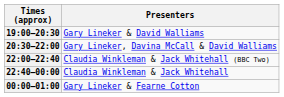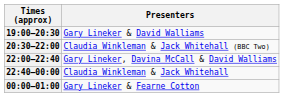(170, 46) Gary Lineker, Davina McCall & David Walliams -> (167, 46) Claudia Winkleman & Jack Whitehall (BBC Two)
(167, 60) Claudia Winkleman & Jack Whitehall (BBC Two) -> (170, 60) Gary Lineker, Davina McCall & David Walliams
